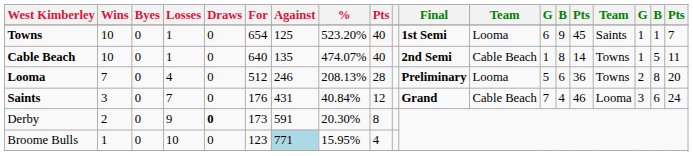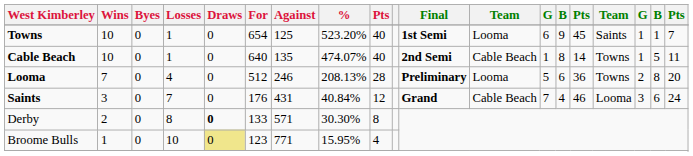(169, 118) 9 -> (169, 118) 8
(258, 118) 173 -> (258, 118) 133
(283, 118) 591 -> (283, 118) 571
(341, 118) 20.30% -> (341, 118) 30.30%
(210, 139) no background -> (210, 139) khaki background
(283, 139) lightblue background -> (283, 139) no background
